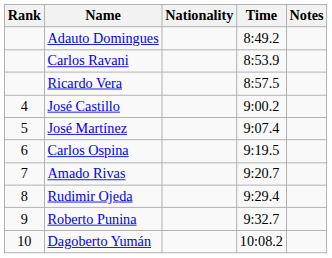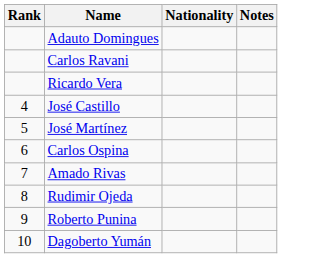- column: (261, 15)
